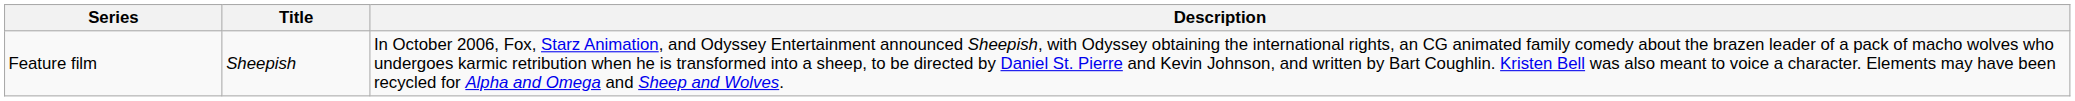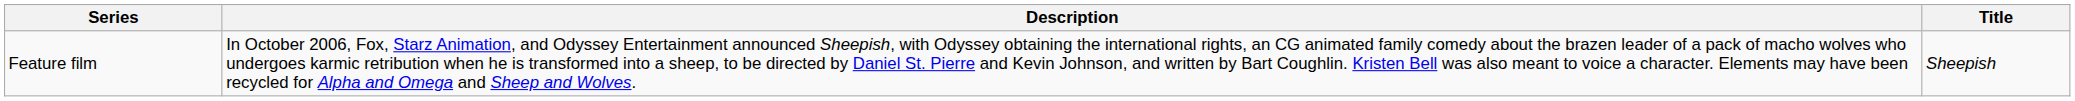columns swapped: (296, 17) <-> (1220, 17)
